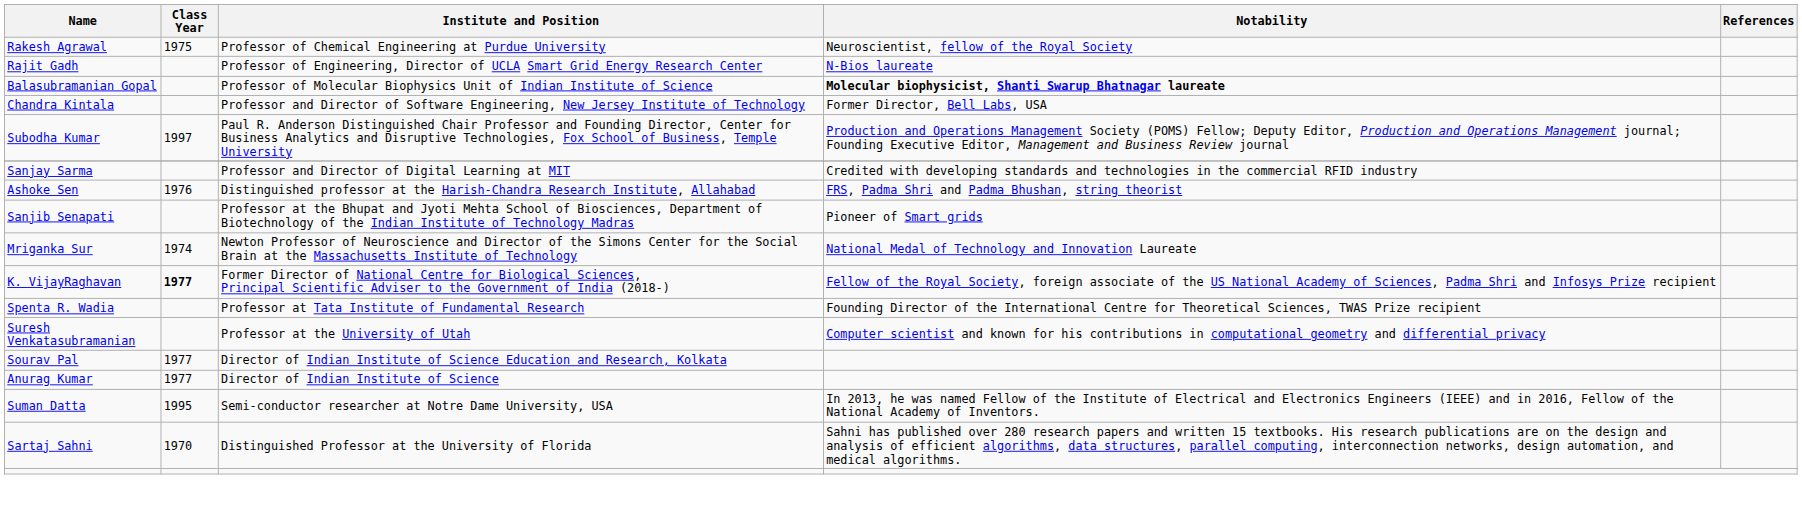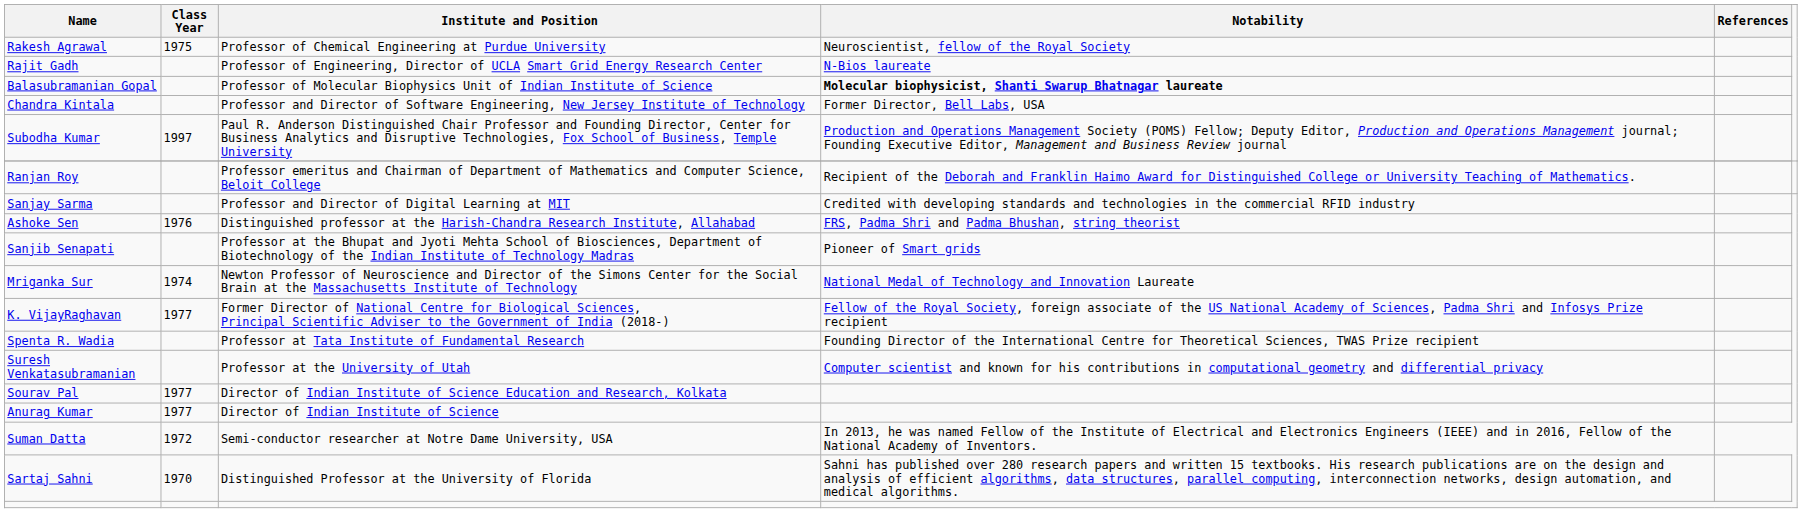+ row: (43, 178)
(178, 282) bold -> (178, 315) normal
(178, 406) 1995 -> (178, 439) 1972
